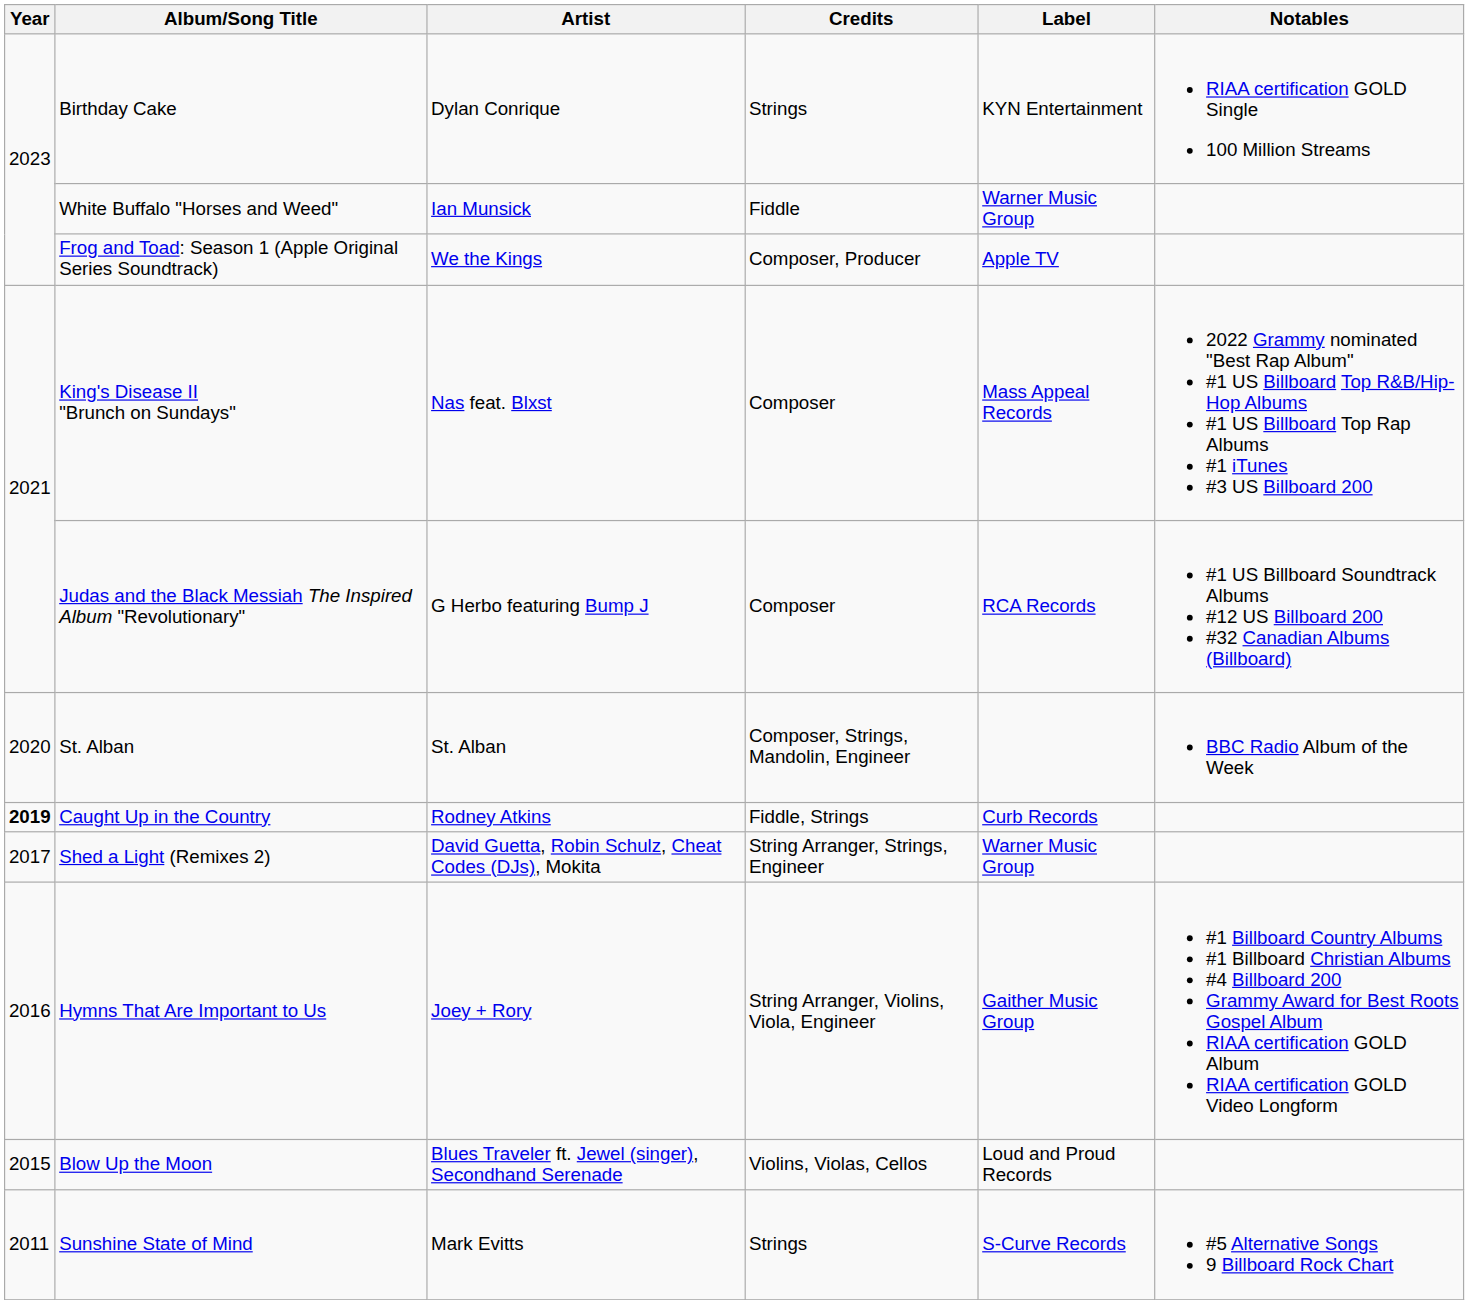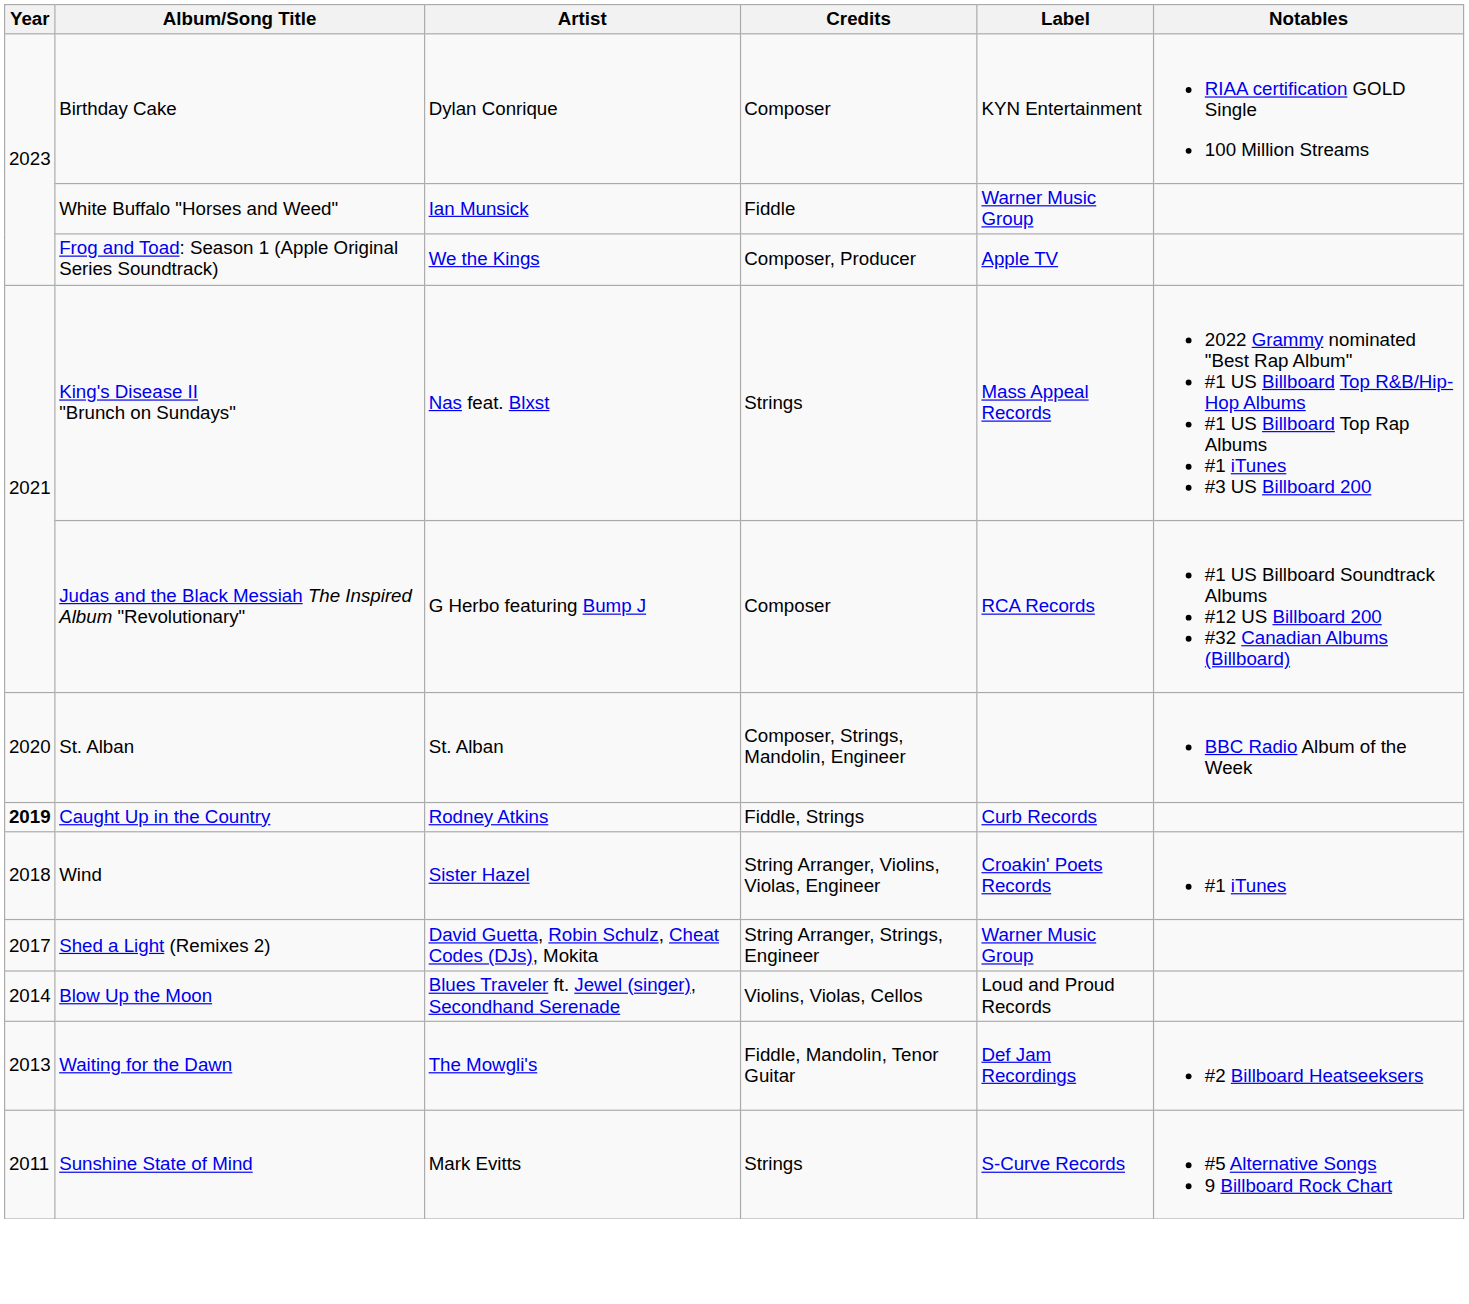(778, 108) Strings -> (788, 108) Composer
(792, 402) Composer -> (773, 402) Strings
+ row: (80, 875)
- row: (193, 1010)
(30, 1164) 2015 -> (30, 996) 2014
+ row: (146, 1065)
